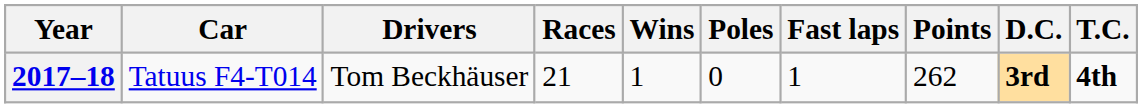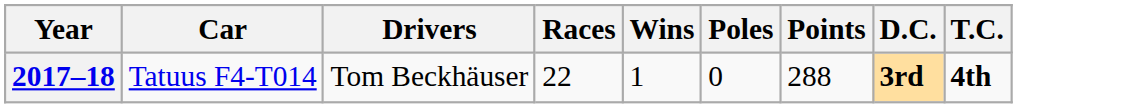- column: (843, 28)
(557, 76) 21 -> (557, 76) 22
(935, 76) 262 -> (809, 76) 288
